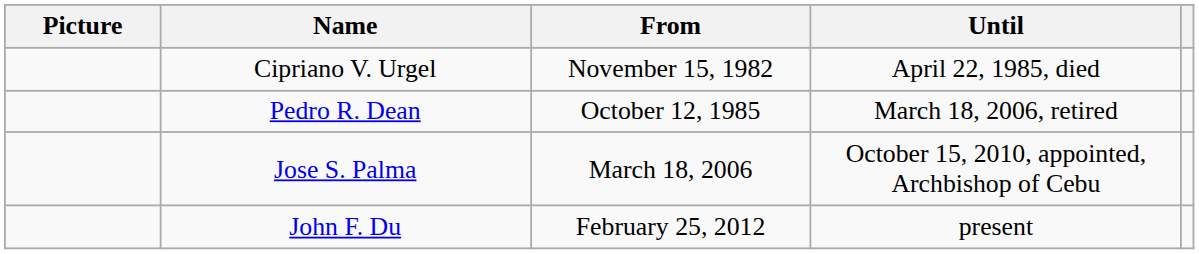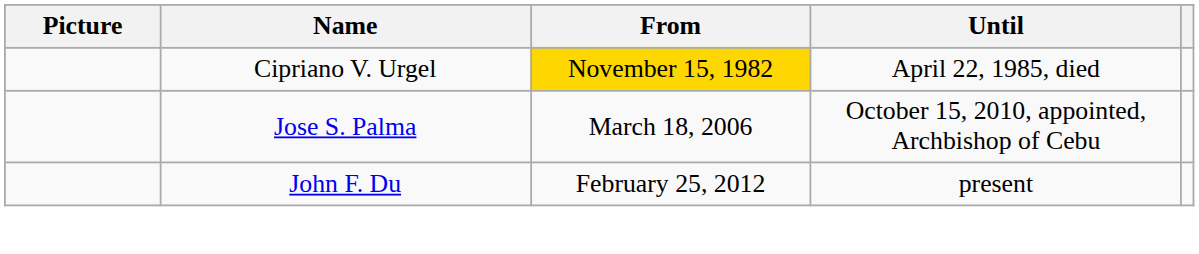(671, 68) no background -> (671, 68) gold background
- row: (345, 111)
